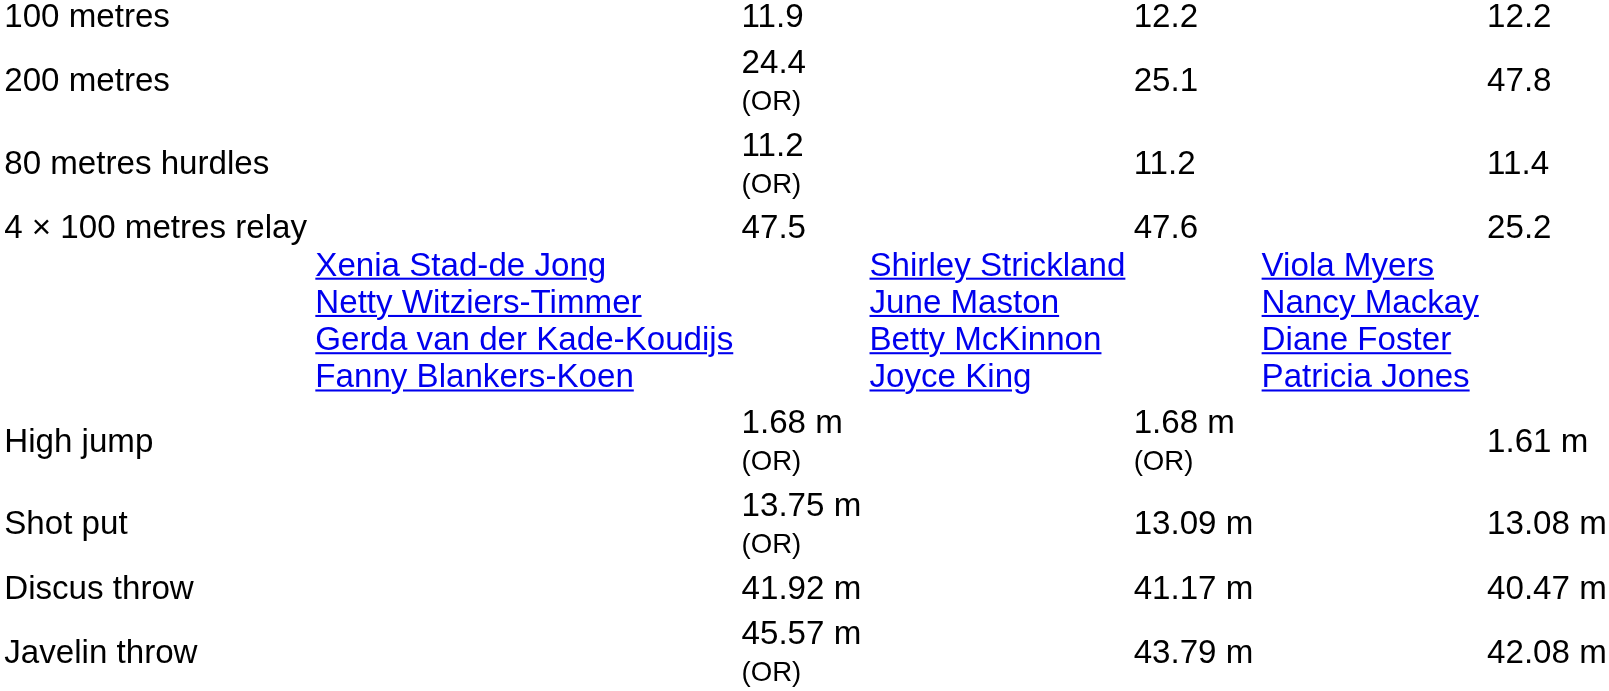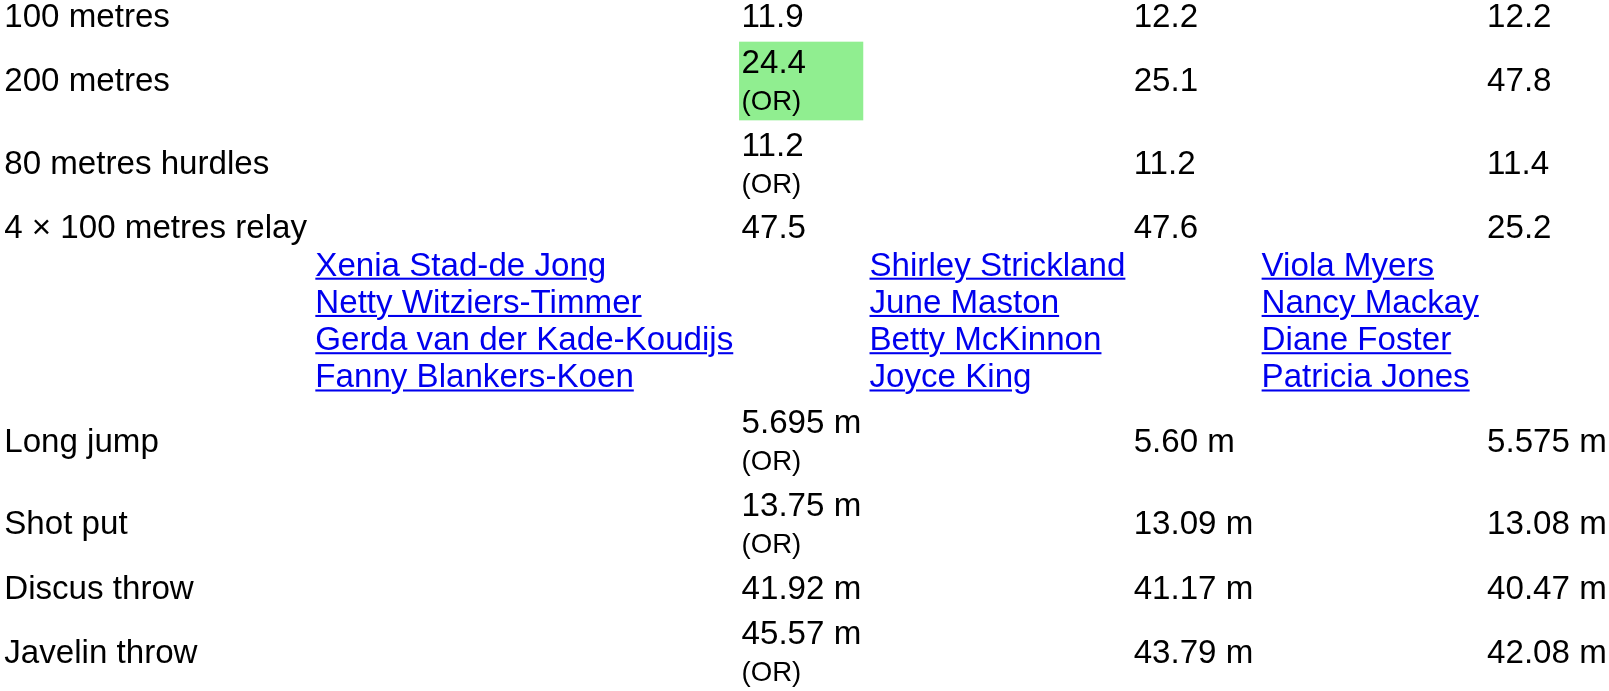(774, 80) no background -> (774, 80) lightgreen background
- row: (79, 440)
+ row: (82, 440)
